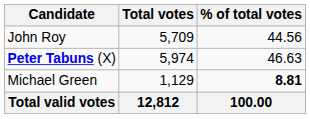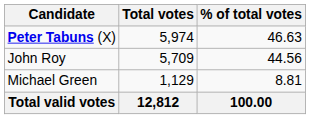rows swapped: (62, 59) <-> (37, 37)
(289, 80) bold -> (289, 80) normal
